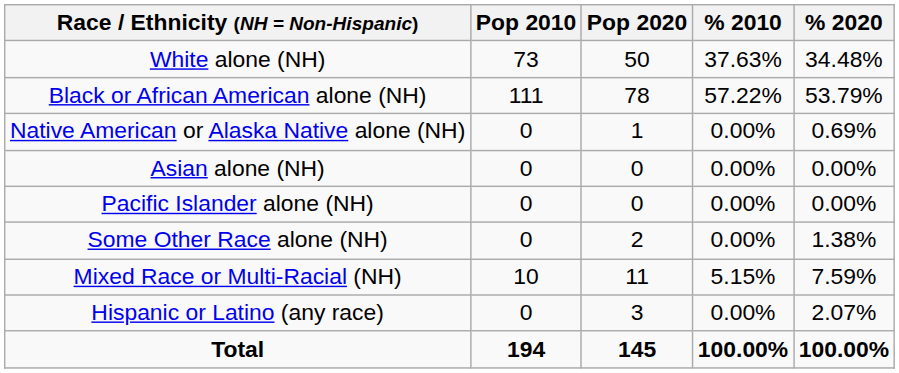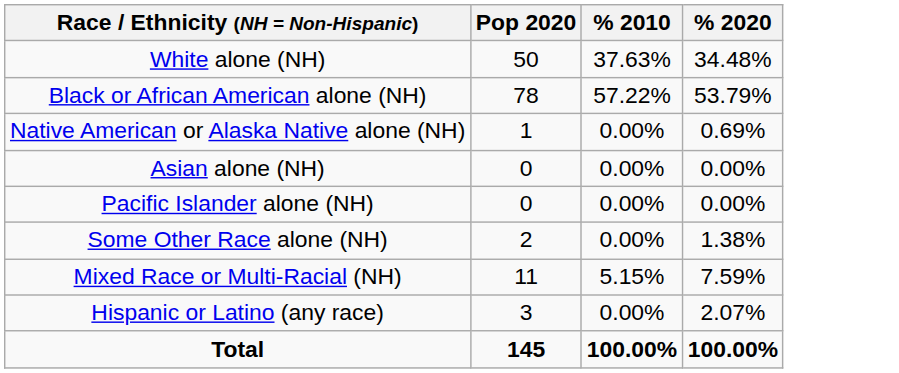- column: (526, 22)
